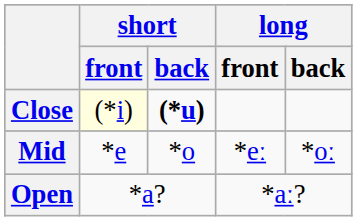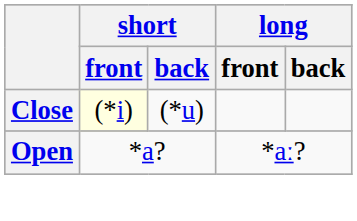(182, 109) bold -> (182, 109) normal
- row: (42, 151)
